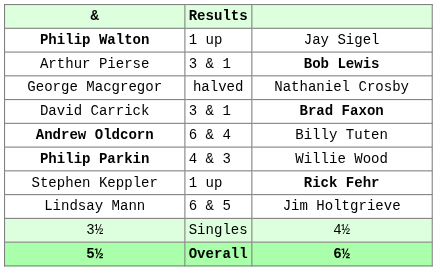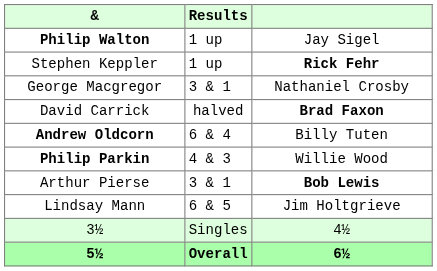rows swapped: (95, 183) <-> (95, 64)
(218, 88) halved -> (210, 88) 3 & 1
(210, 111) 3 & 1 -> (218, 111) halved
